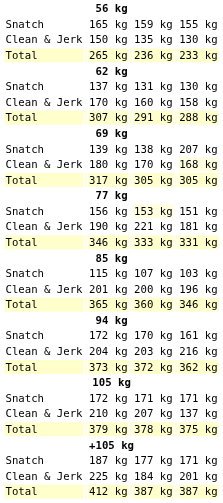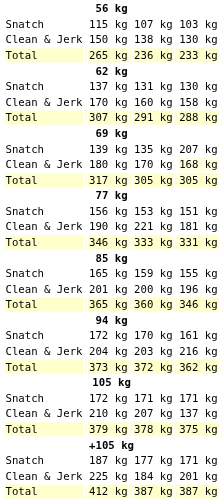rows swapped: (25, 273) <-> (25, 24)
(153, 40) 135 kg -> (153, 40) 138 kg
(153, 149) 138 kg -> (153, 149) 135 kg
(153, 211) lightyellow background -> (153, 211) no background
